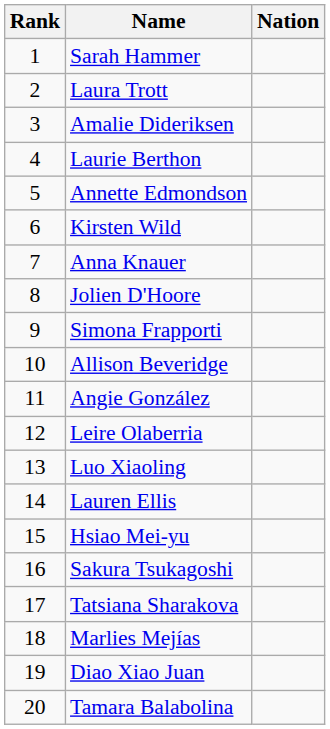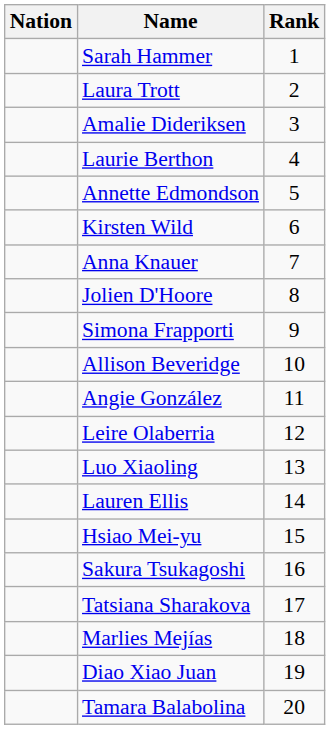columns swapped: (35, 21) <-> (288, 21)
